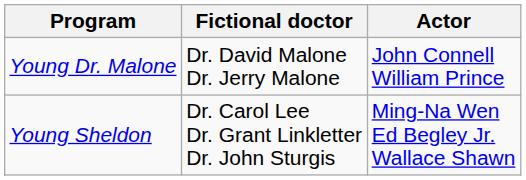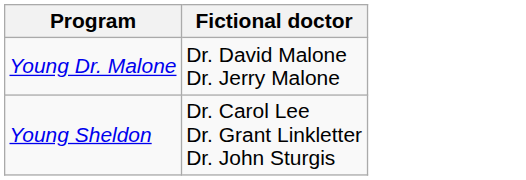- column: (444, 21)
